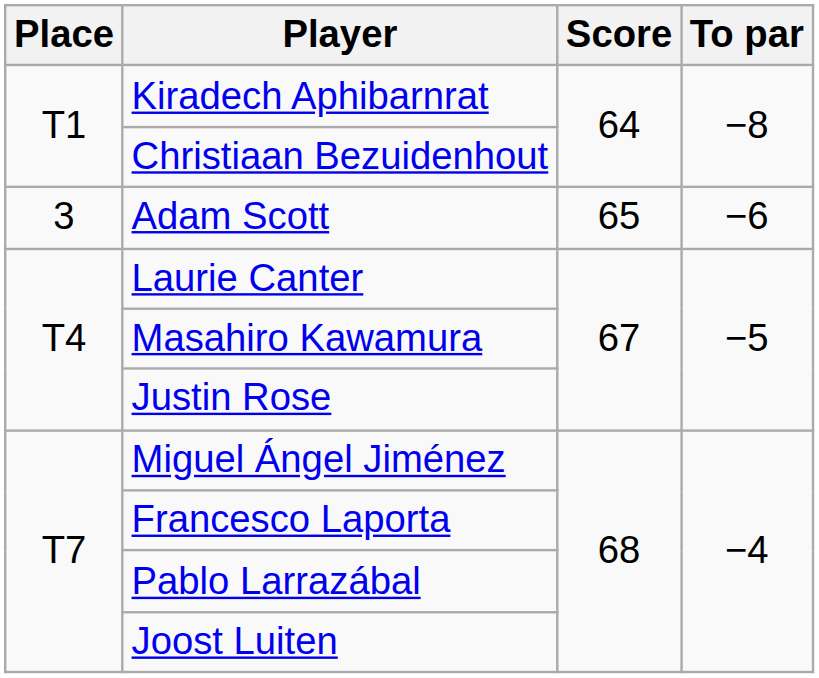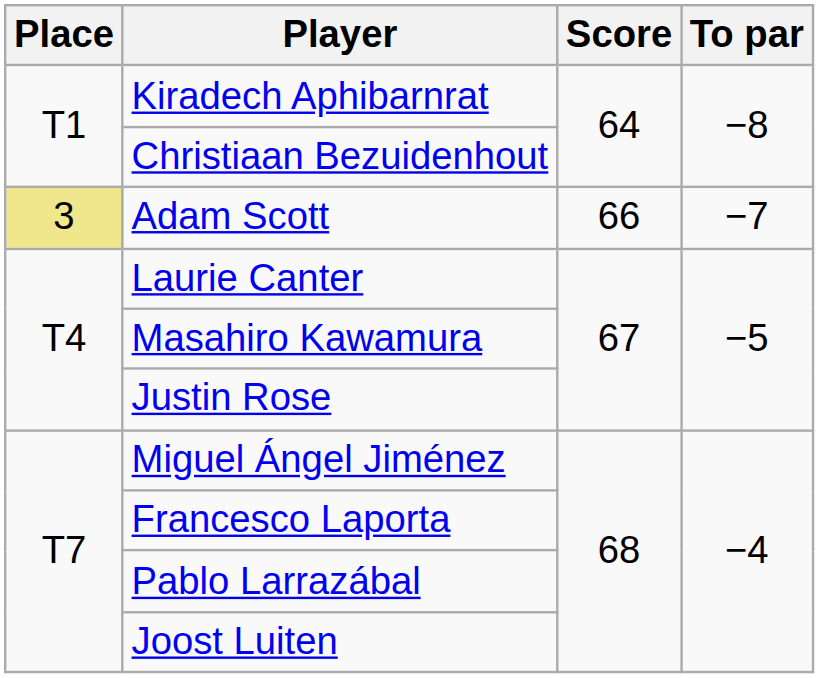(64, 216) no background -> (64, 216) khaki background
(619, 216) 65 -> (619, 216) 66
(747, 216) −6 -> (747, 216) −7
